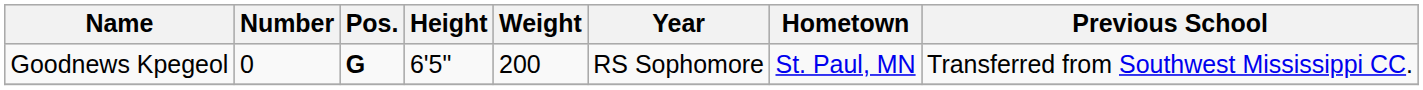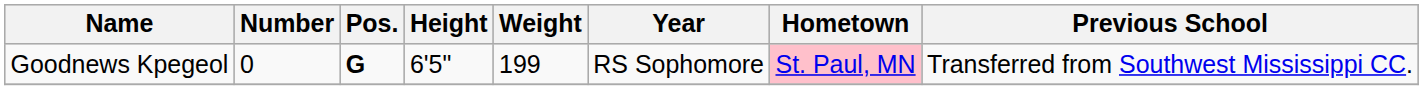(520, 63) 200 -> (520, 63) 199
(846, 63) no background -> (846, 63) pink background
